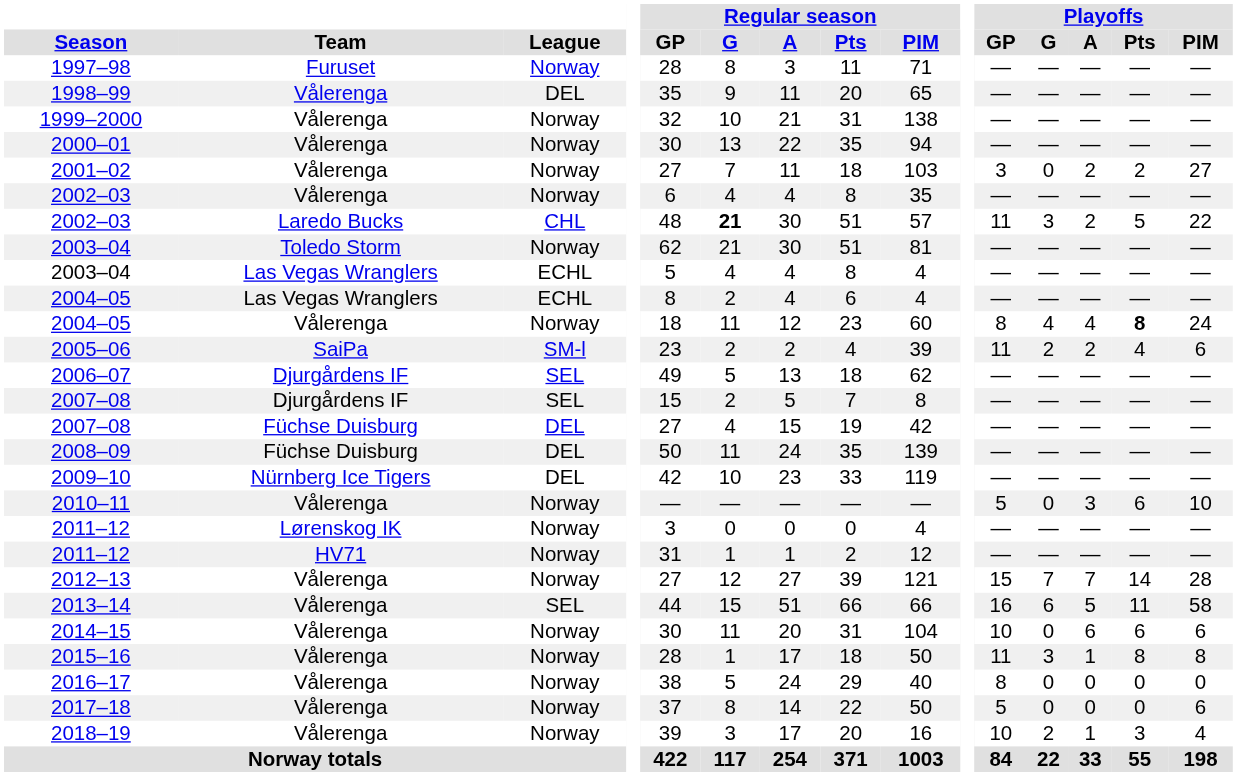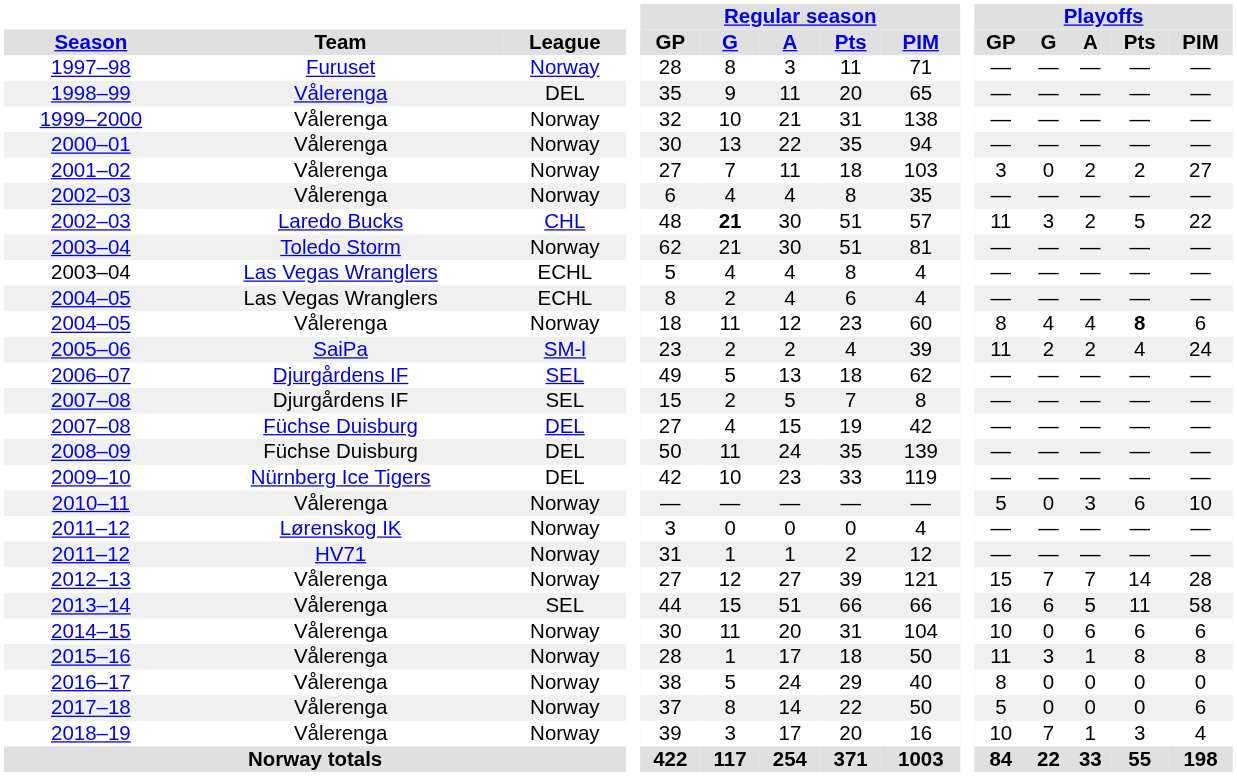(1201, 323) 24 -> (1200, 323) 6
(1200, 349) 6 -> (1201, 349) 24
(1048, 733) 2 -> (1048, 733) 7
